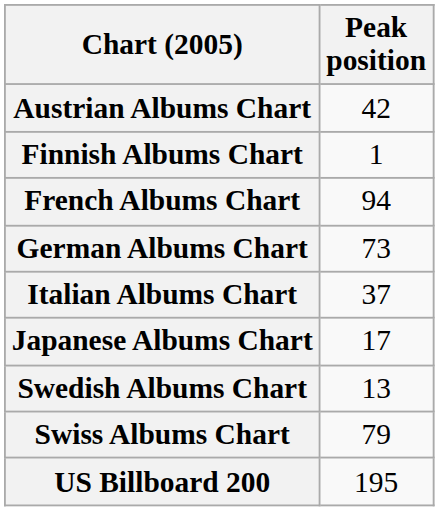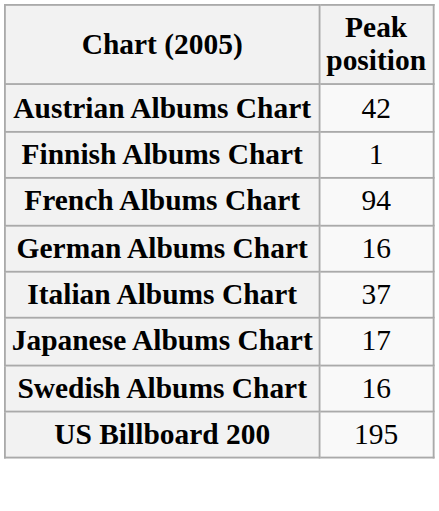(376, 247) 73 -> (376, 247) 16
(376, 387) 13 -> (376, 387) 16
- row: (162, 434)
